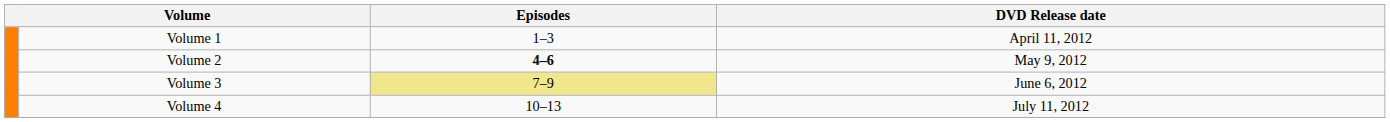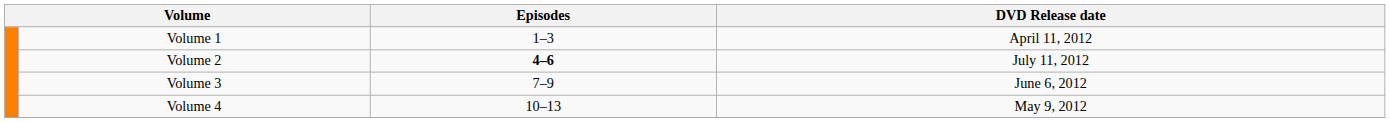(1051, 60) May 9, 2012 -> (1051, 60) July 11, 2012
(543, 83) khaki background -> (543, 83) no background
(1051, 106) July 11, 2012 -> (1051, 106) May 9, 2012
